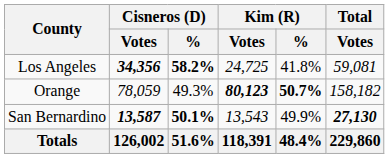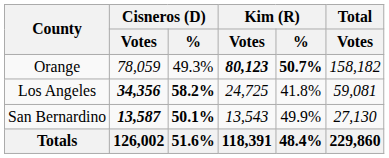rows swapped: (57, 66) <-> (57, 91)
(355, 116) bold -> (355, 116) normal
